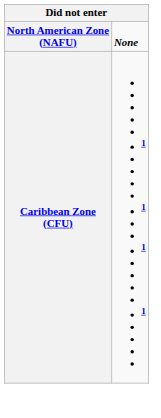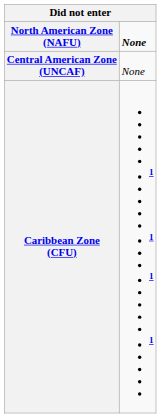+ row: (62, 65)
